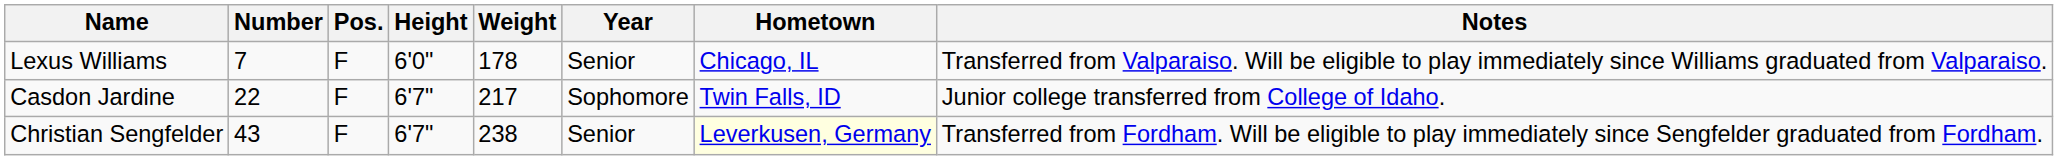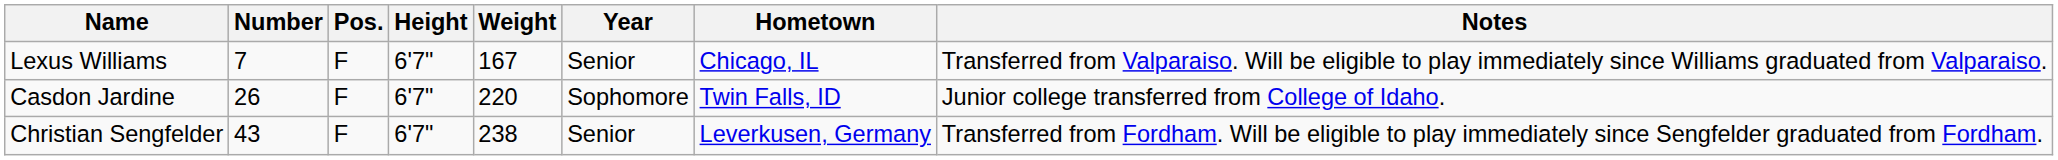(414, 60) 6'0" -> (414, 60) 6'7"
(498, 60) 178 -> (498, 60) 167
(247, 97) 22 -> (247, 97) 26
(498, 97) 217 -> (498, 97) 220
(815, 135) lightyellow background -> (815, 135) no background
